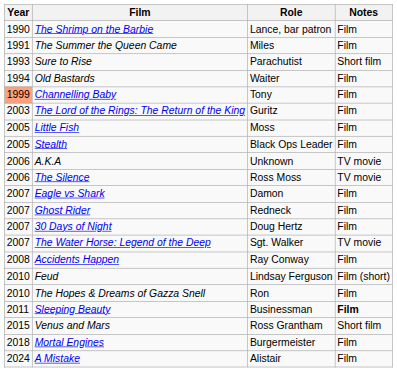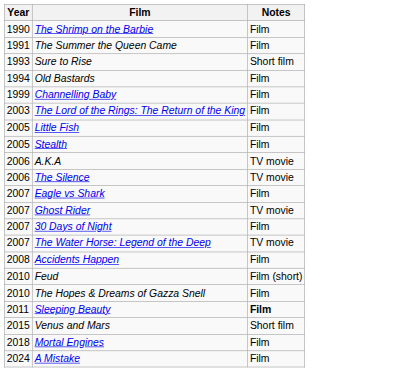- column: (291, 12)
(18, 95) lightsalmon background -> (18, 95) no background
(347, 210) Film -> (272, 210) TV movie
